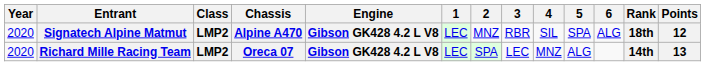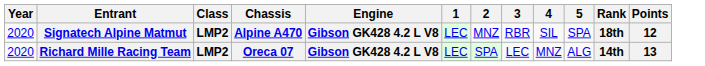- column: (609, 13)
